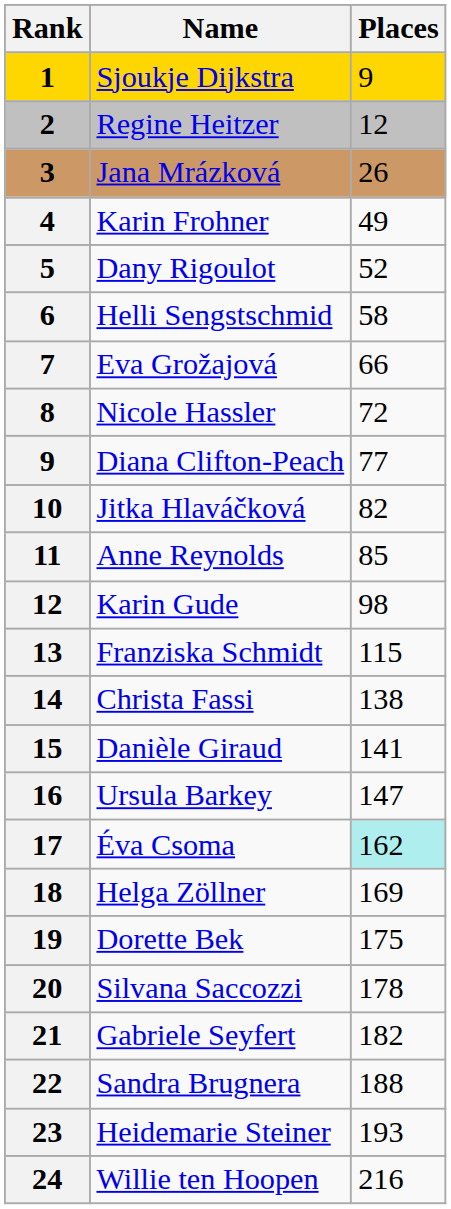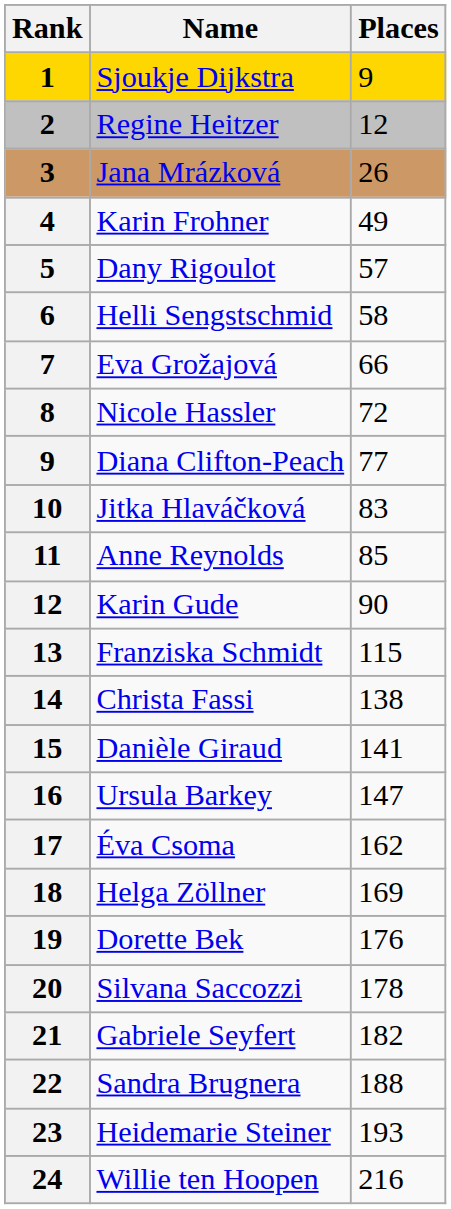(373, 268) 52 -> (373, 268) 57
(373, 508) 82 -> (373, 508) 83
(373, 603) 98 -> (373, 603) 90
(381, 843) paleturquoise background -> (381, 843) no background
(381, 939) 175 -> (381, 939) 176
